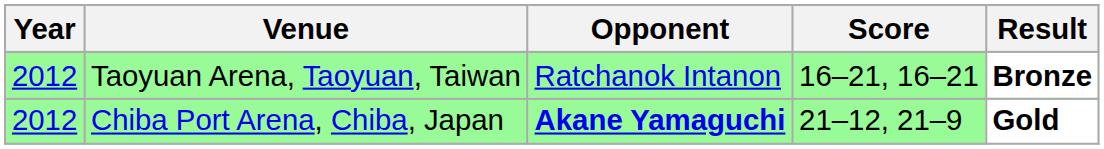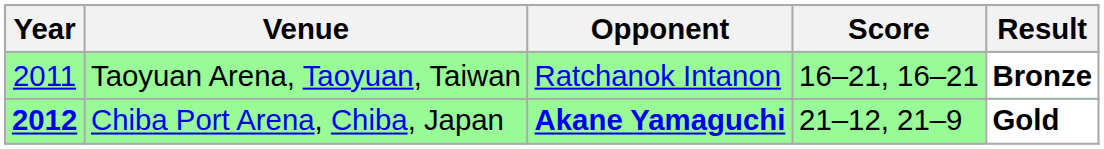(45, 75) 2012 -> (45, 75) 2011
(45, 121) normal -> (45, 121) bold
